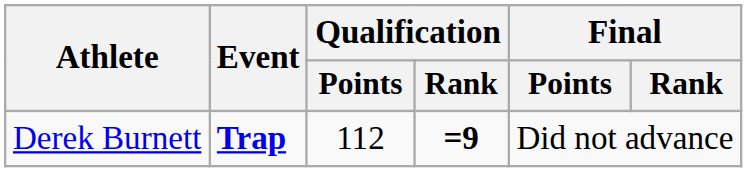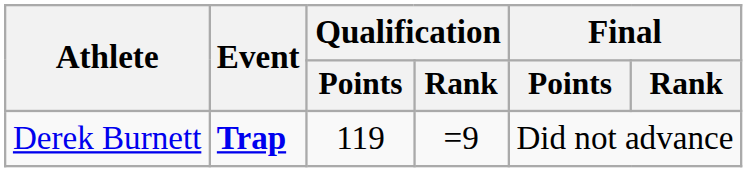(360, 138) 112 -> (360, 138) 119
(461, 138) bold -> (461, 138) normal
